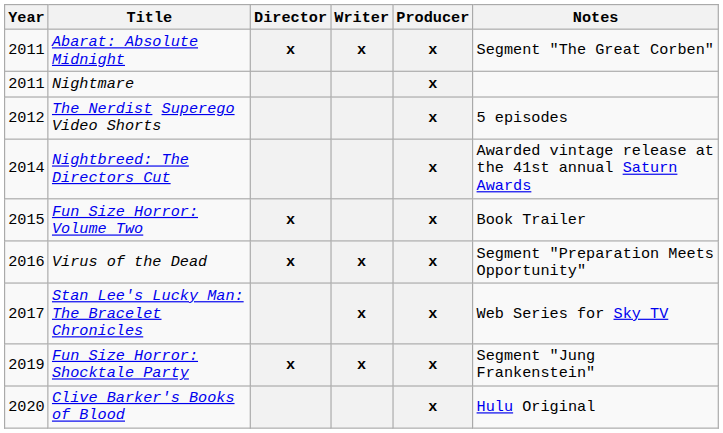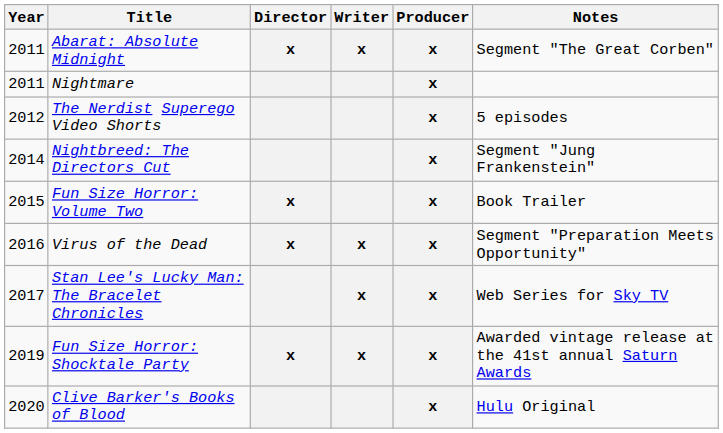(595, 169) Awarded vintage release at the 41st annual Saturn Awards -> (536, 160) Segment "Jung Frankenstein"
(536, 364) Segment "Jung Frankenstein" -> (595, 356) Awarded vintage release at the 41st annual Saturn Awards
